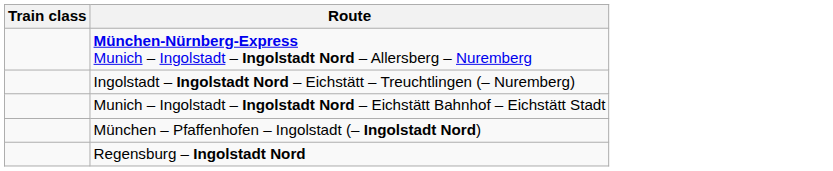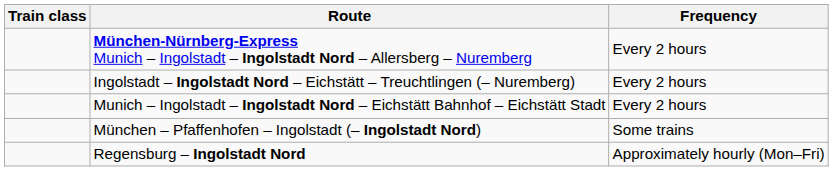+ column: (719, 16)
